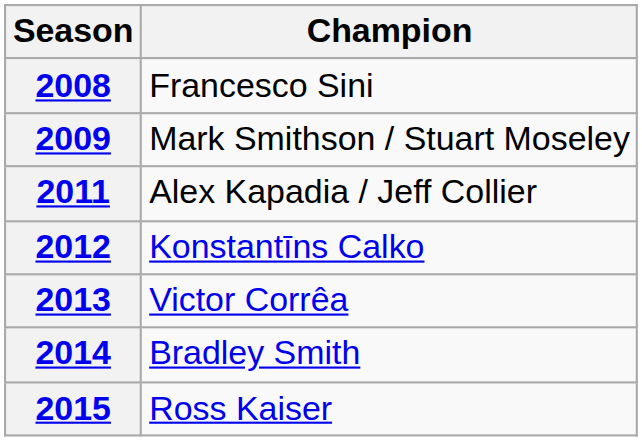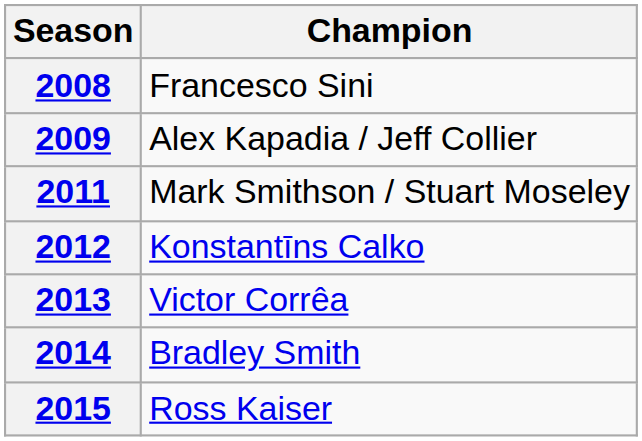(390, 138) Mark Smithson / Stuart Moseley -> (343, 138) Alex Kapadia / Jeff Collier
(343, 192) Alex Kapadia / Jeff Collier -> (390, 192) Mark Smithson / Stuart Moseley
